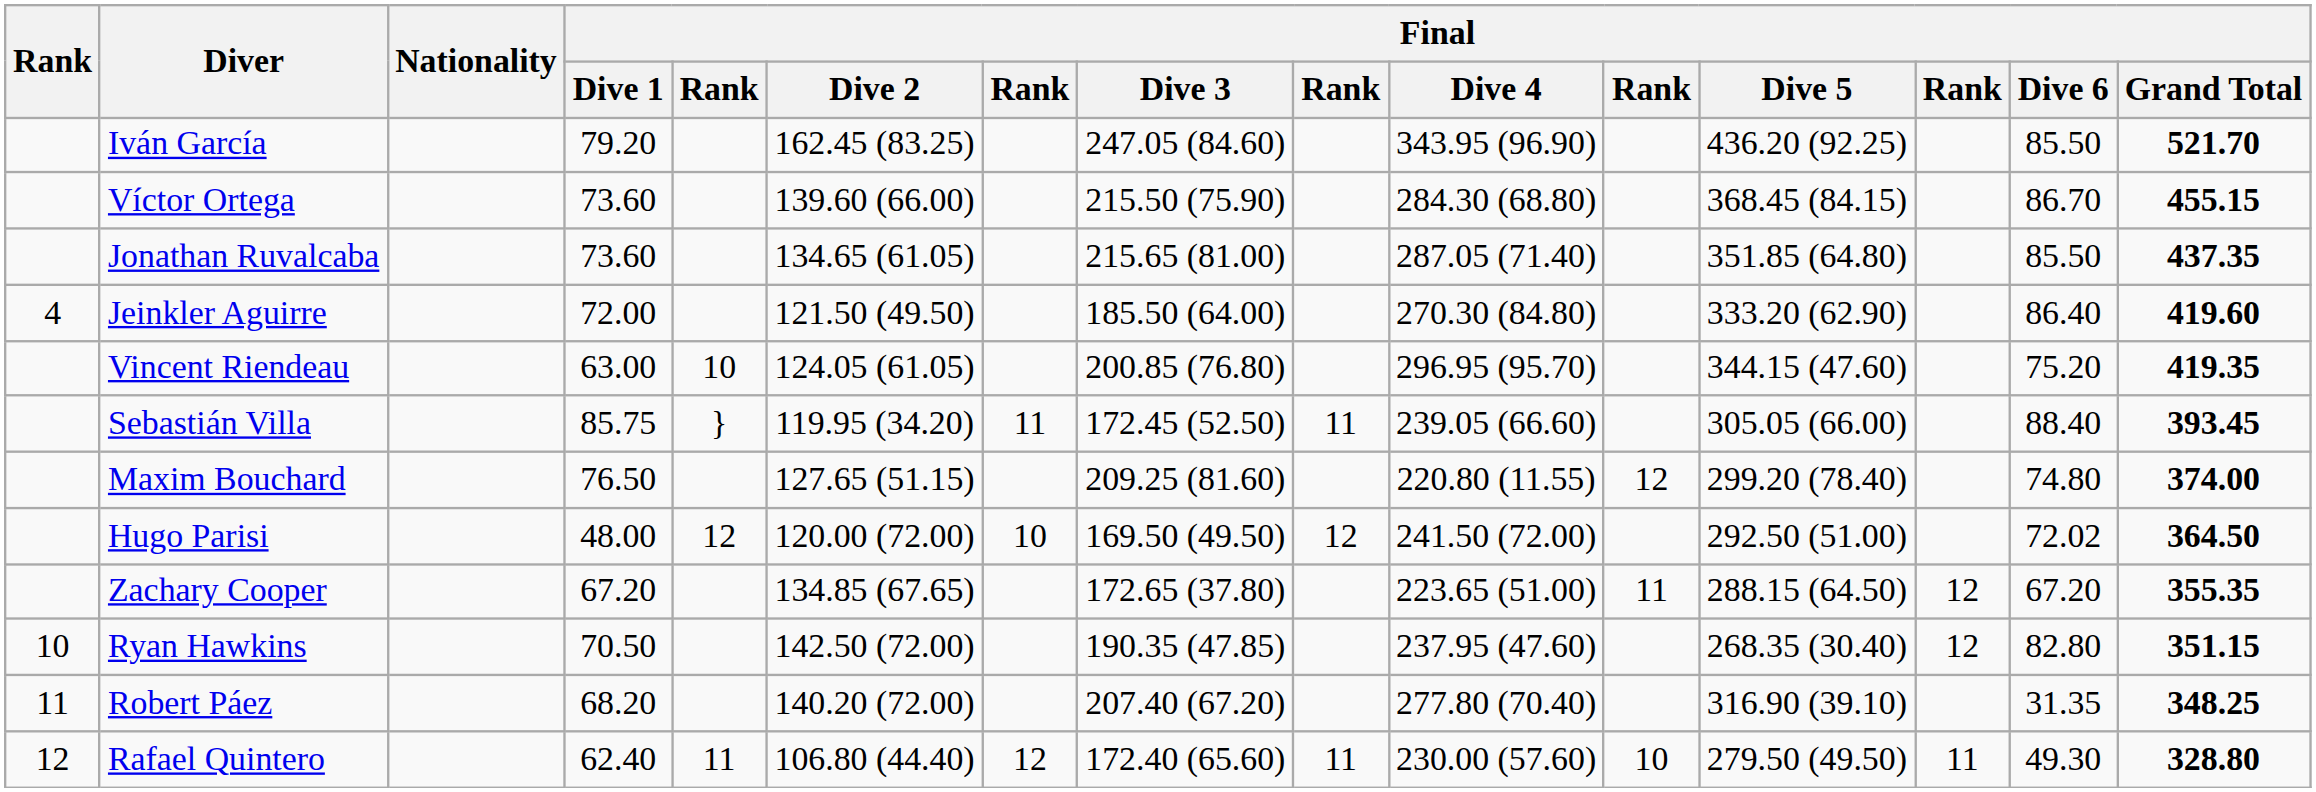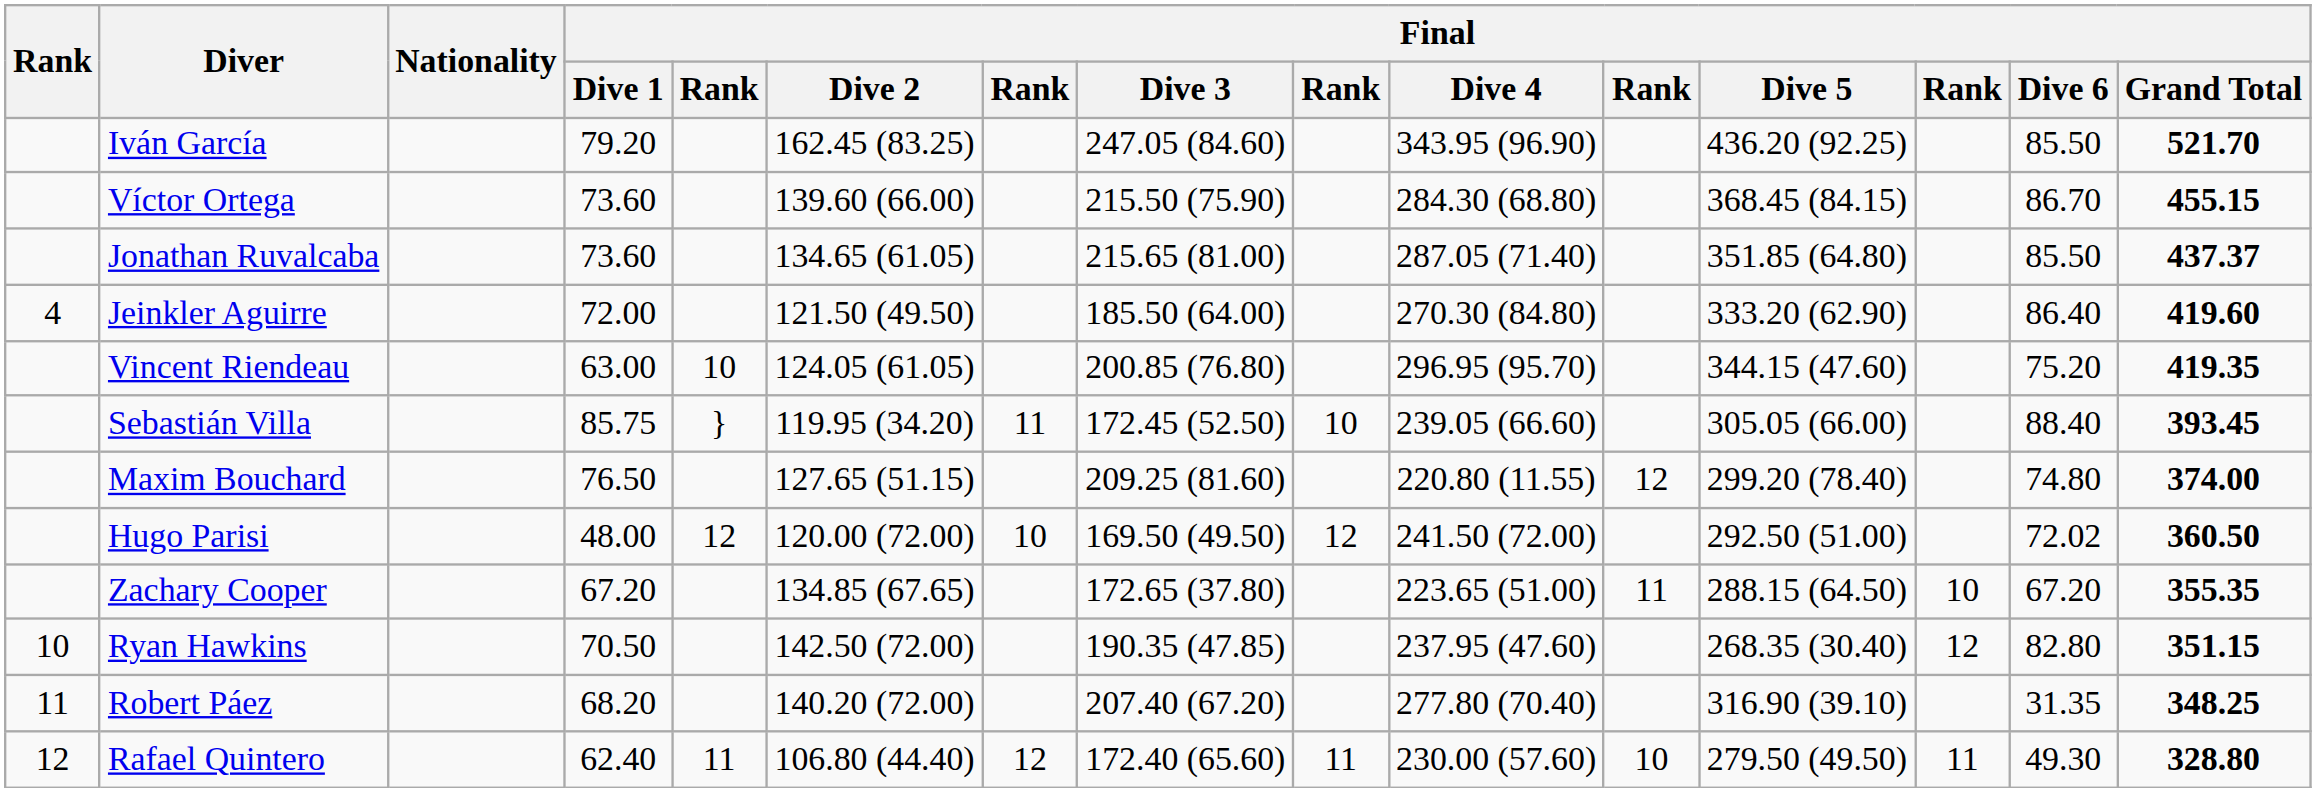(2213, 256) 437.35 -> (2213, 256) 437.37
(1341, 423) 11 -> (1341, 423) 10
(2213, 535) 364.50 -> (2213, 535) 360.50
(1962, 590) 12 -> (1962, 590) 10
